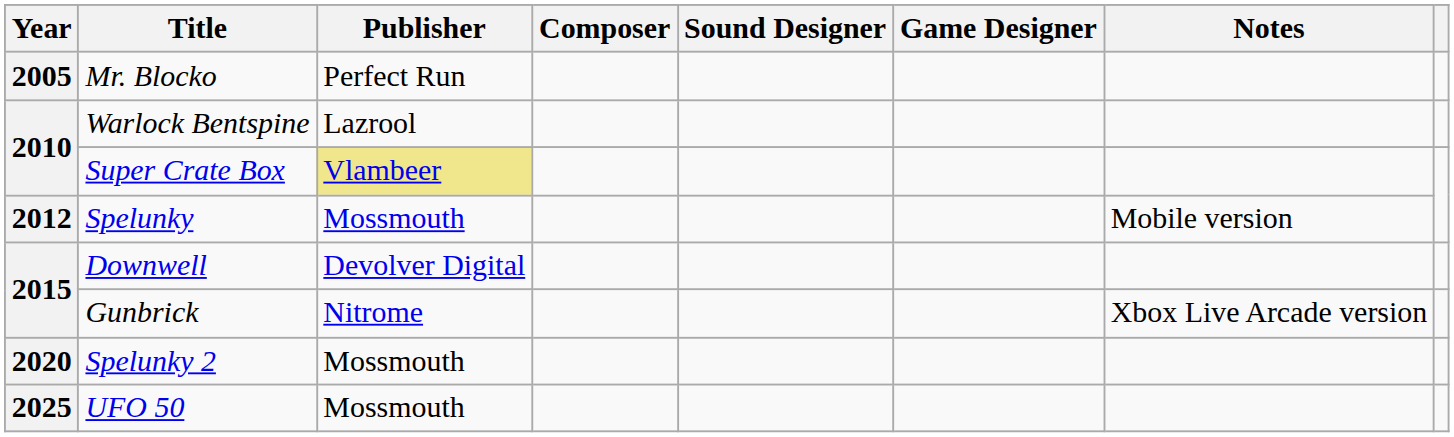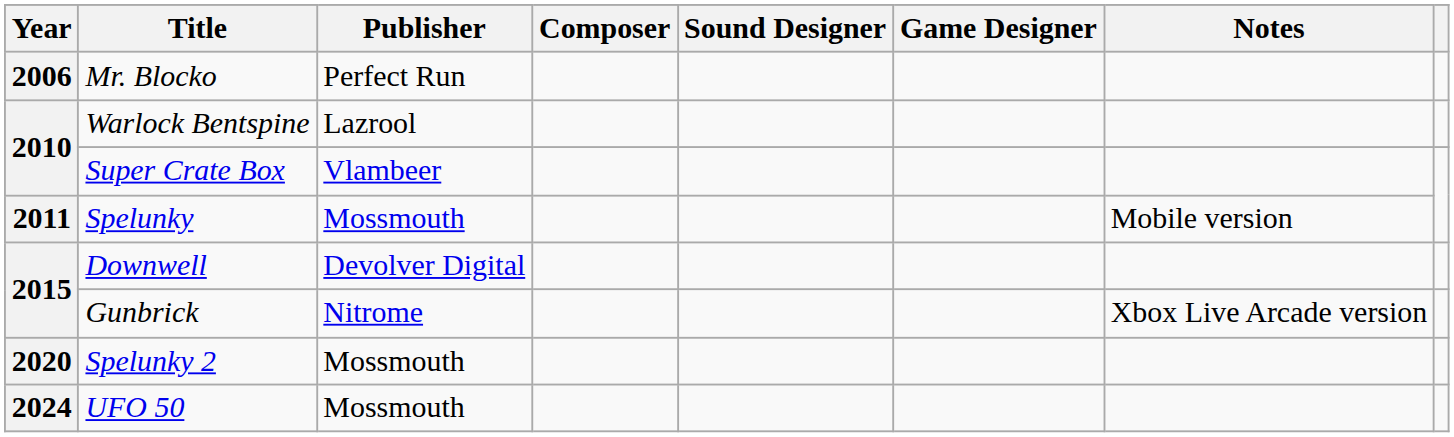(42, 75) 2005 -> (42, 75) 2006
(382, 170) khaki background -> (382, 170) no background
(42, 218) 2012 -> (42, 218) 2011
(42, 407) 2025 -> (42, 407) 2024
